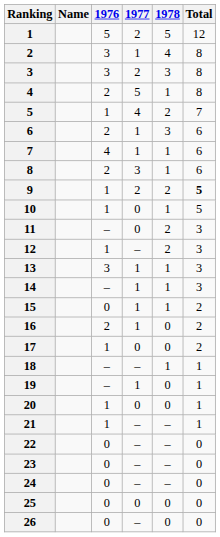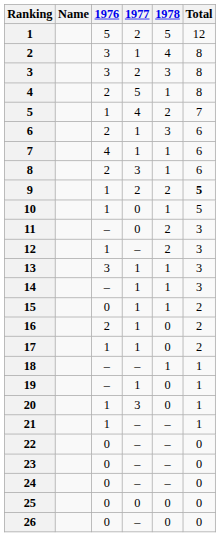(137, 346) 0 -> (137, 346) 1
(137, 405) 0 -> (137, 405) 3
